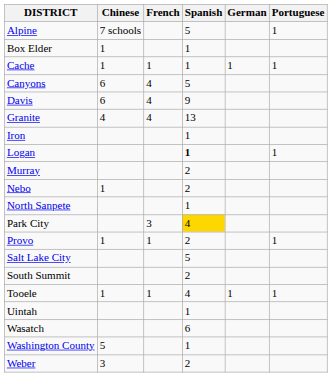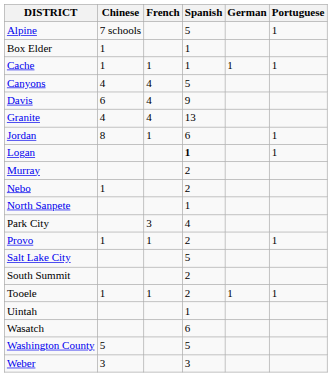(102, 83) 6 -> (102, 83) 4
- row: (16, 135)
+ row: (22, 135)
(188, 223) gold background -> (188, 223) no background
(188, 293) 4 -> (188, 293) 2
(188, 345) 1 -> (188, 345) 5
(188, 363) 2 -> (188, 363) 3
